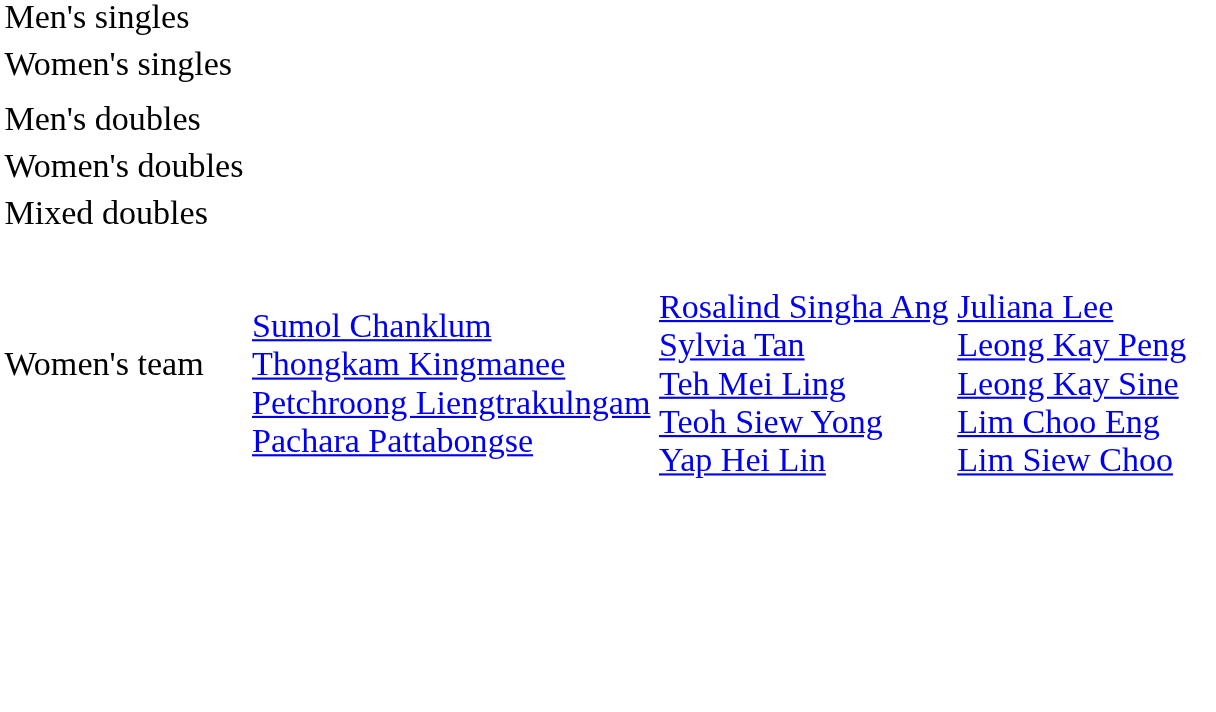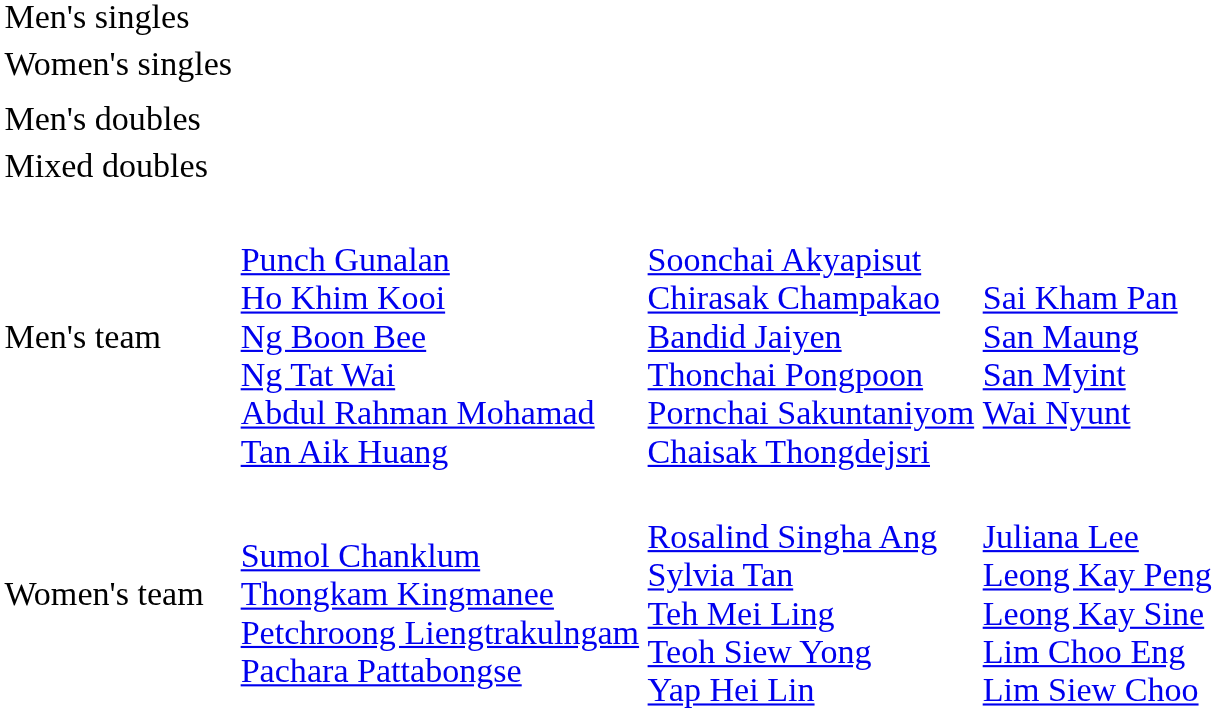- row: (124, 166)
+ row: (83, 336)
